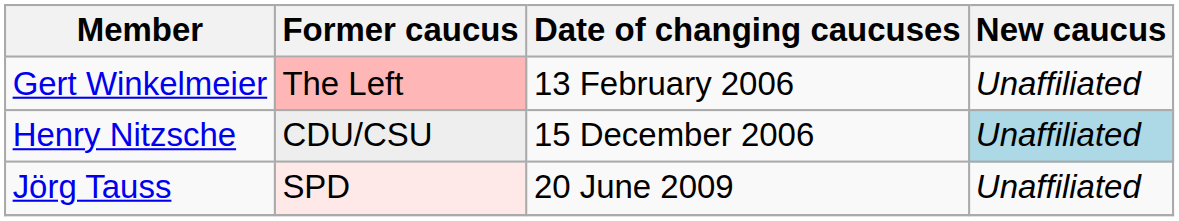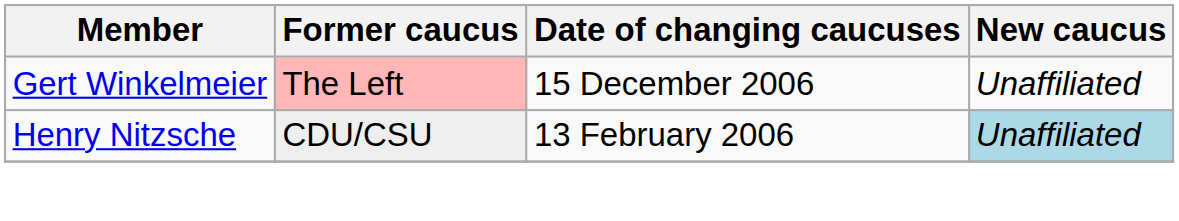(664, 82) 13 February 2006 -> (674, 82) 15 December 2006
(674, 135) 15 December 2006 -> (664, 135) 13 February 2006
- row: (92, 187)
